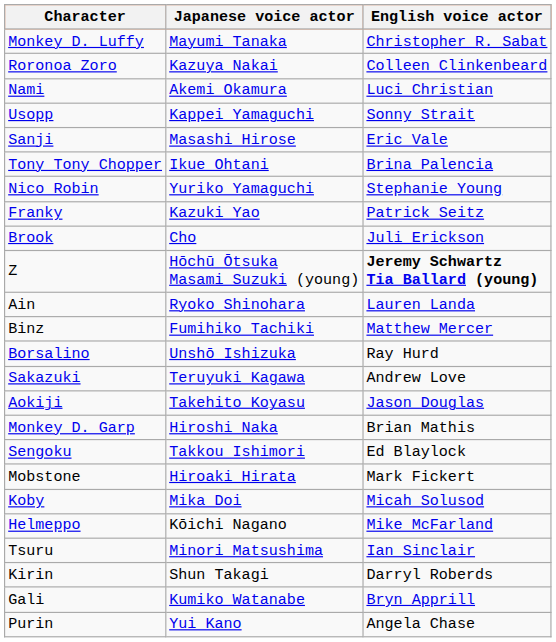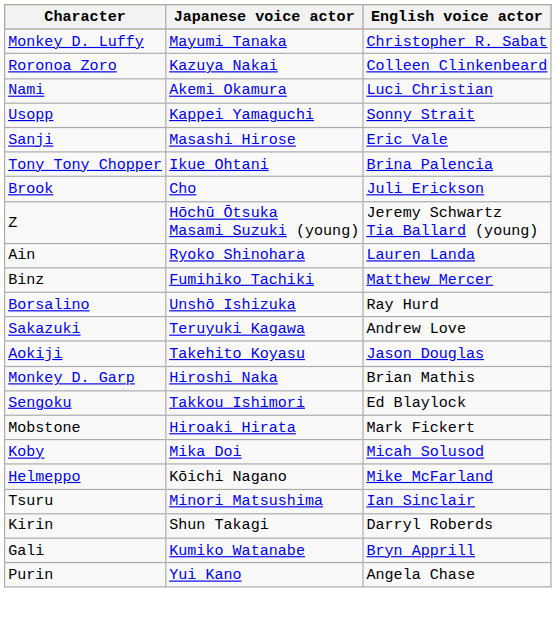- row: (53, 189)
- row: (35, 213)
(452, 271) bold -> (452, 222) normal
